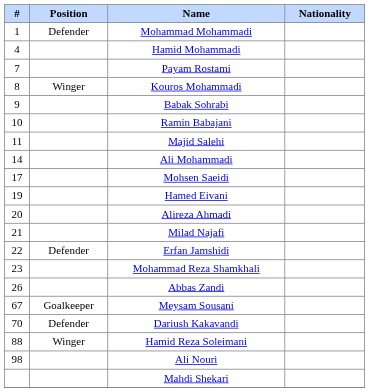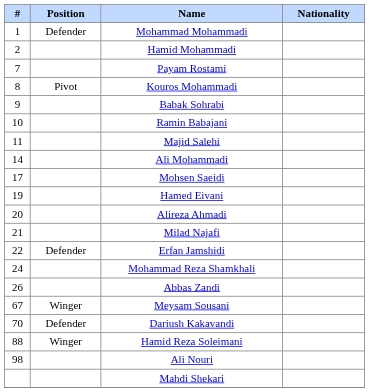(17, 50) 4 -> (17, 50) 2
(69, 86) Winger -> (66, 86) Pivot
(17, 268) 23 -> (17, 268) 24
(69, 305) Goalkeeper -> (66, 305) Winger
